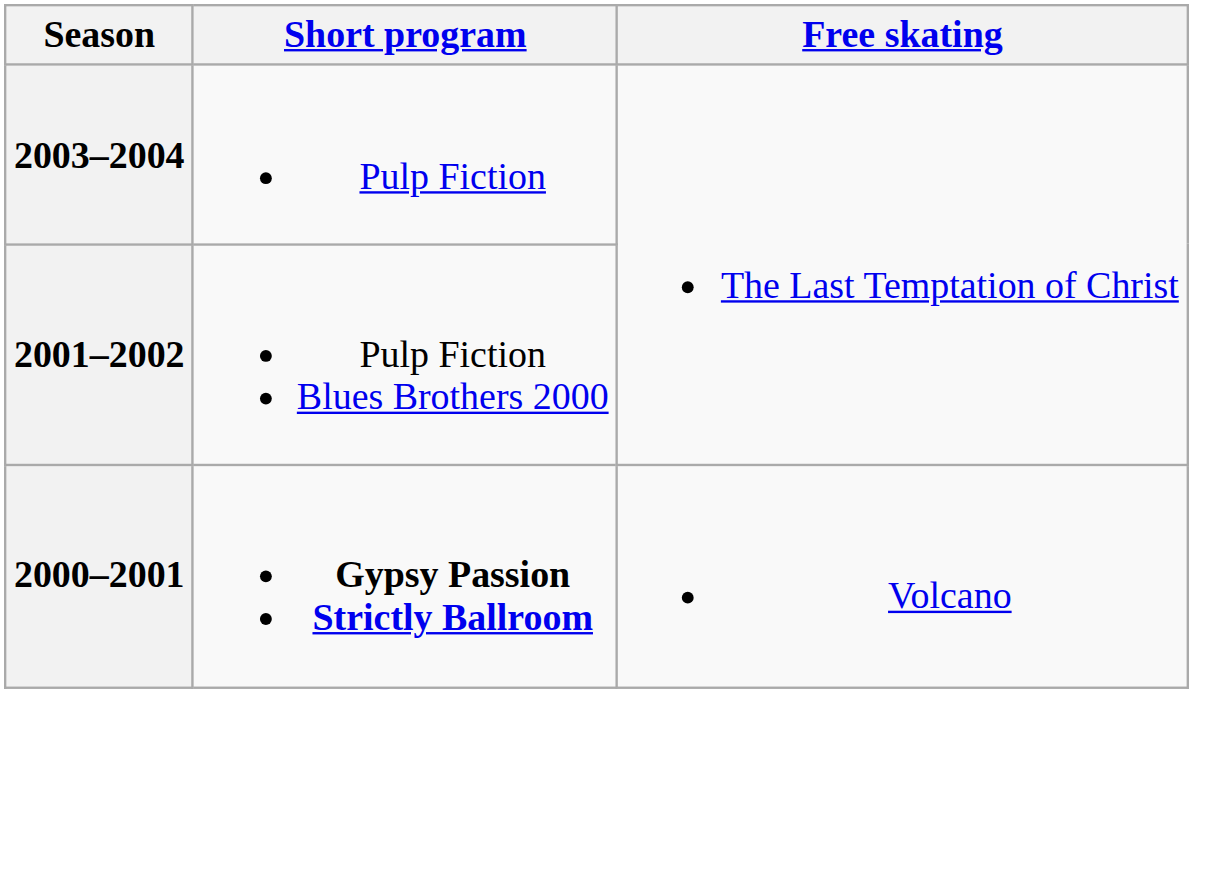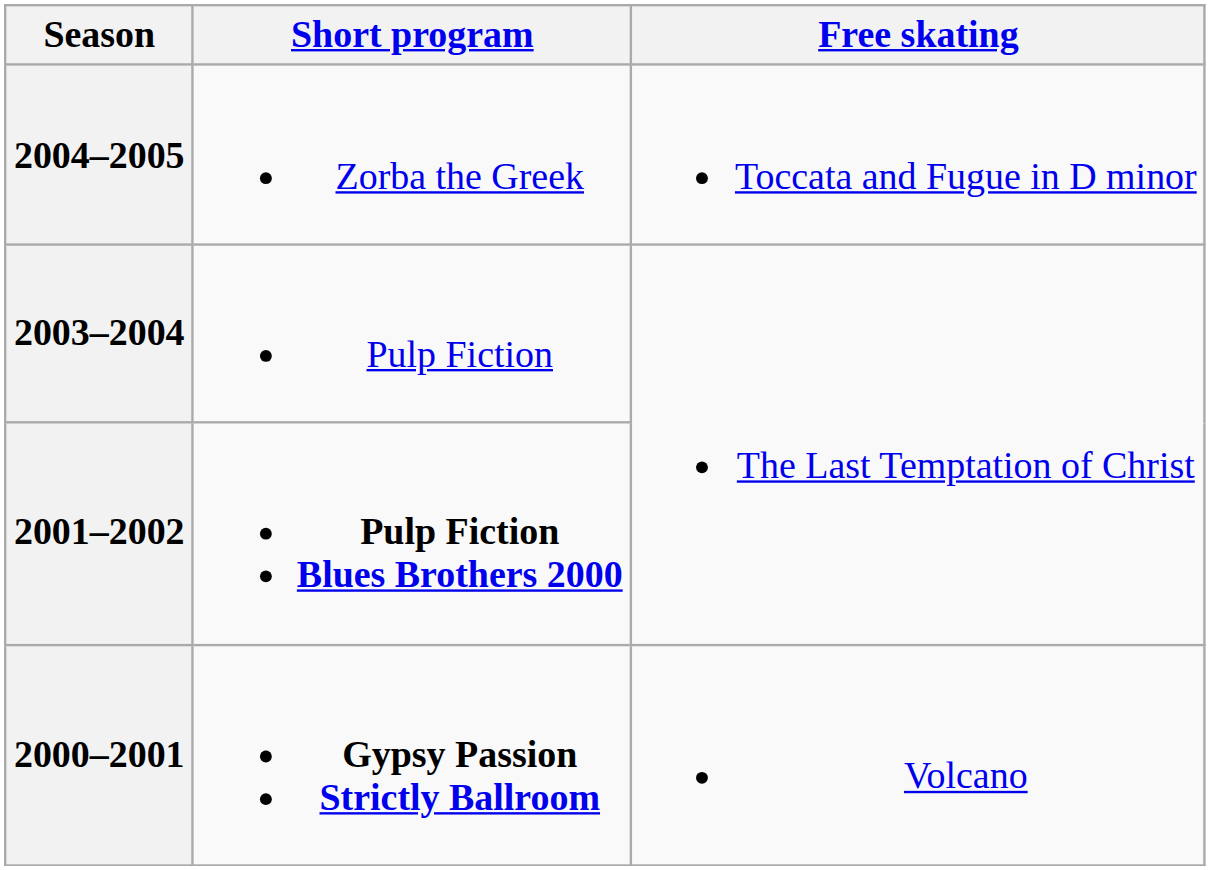+ row: (99, 153)
(405, 376) normal -> (412, 555) bold
